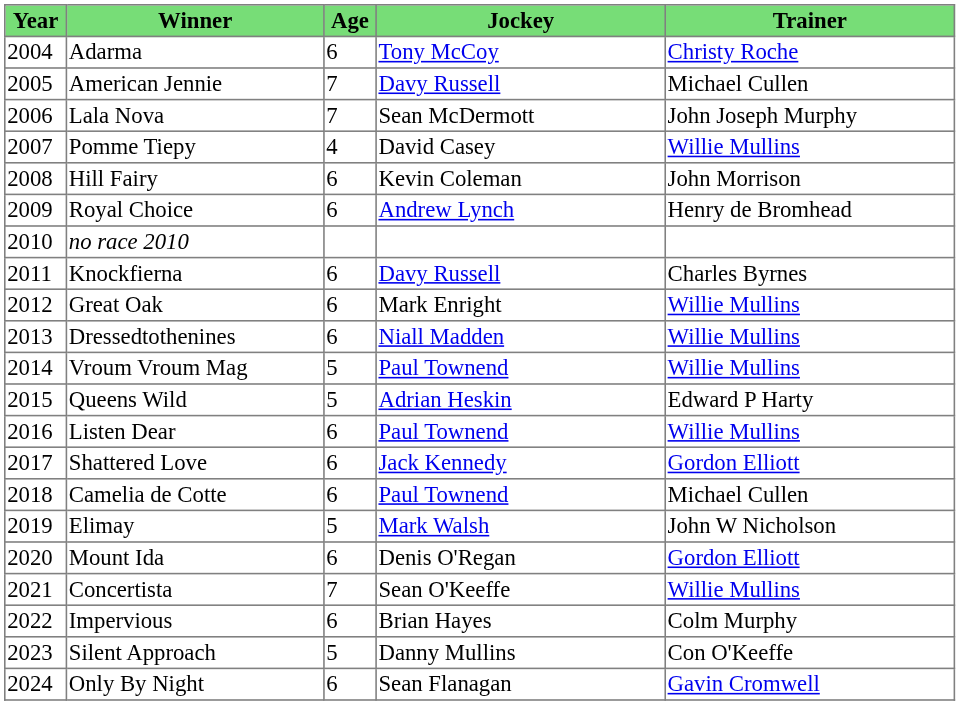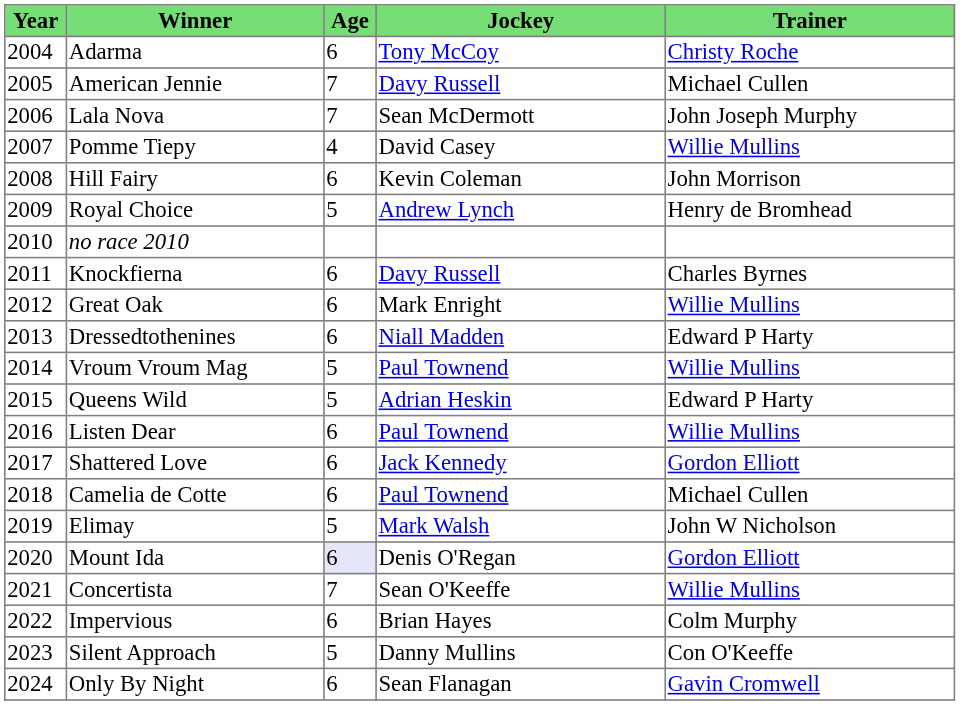(332, 209) 6 -> (332, 209) 5
(734, 336) Willie Mullins -> (740, 336) Edward P Harty
(332, 557) no background -> (332, 557) lavender background
